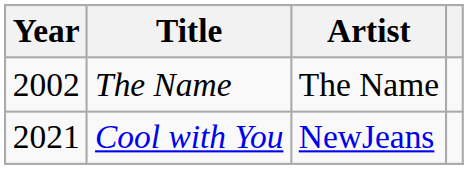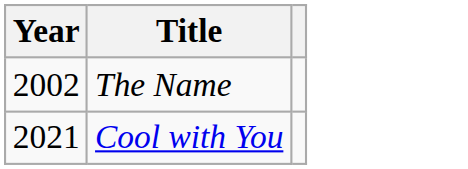- column: (369, 31)
